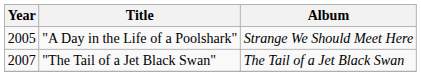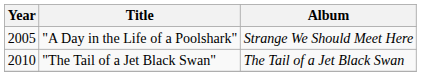(22, 60) 2007 -> (22, 60) 2010
